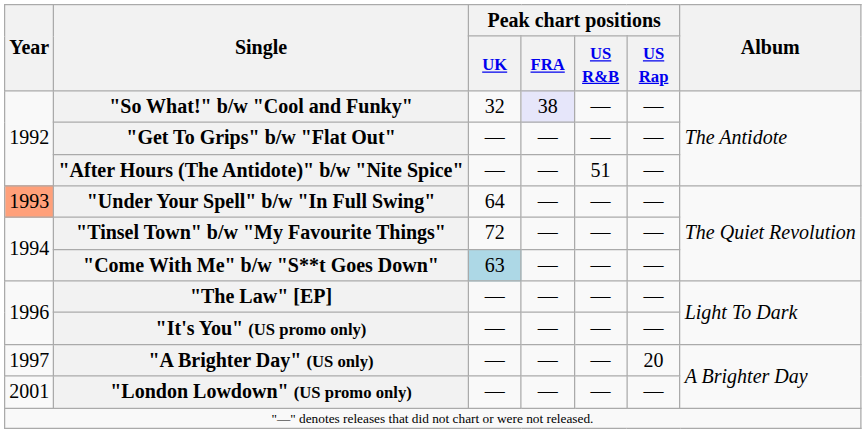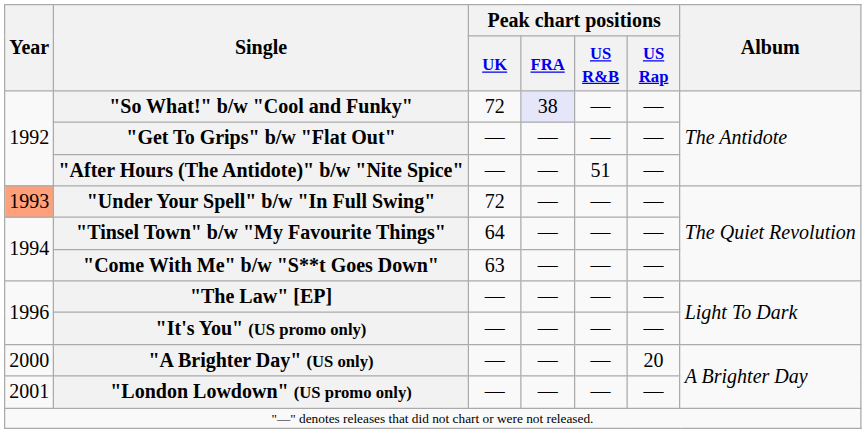(495, 106) 32 -> (495, 106) 72
(495, 201) 64 -> (495, 201) 72
(495, 233) 72 -> (495, 233) 64
(495, 264) lightblue background -> (495, 264) no background
(29, 360) 1997 -> (29, 360) 2000
